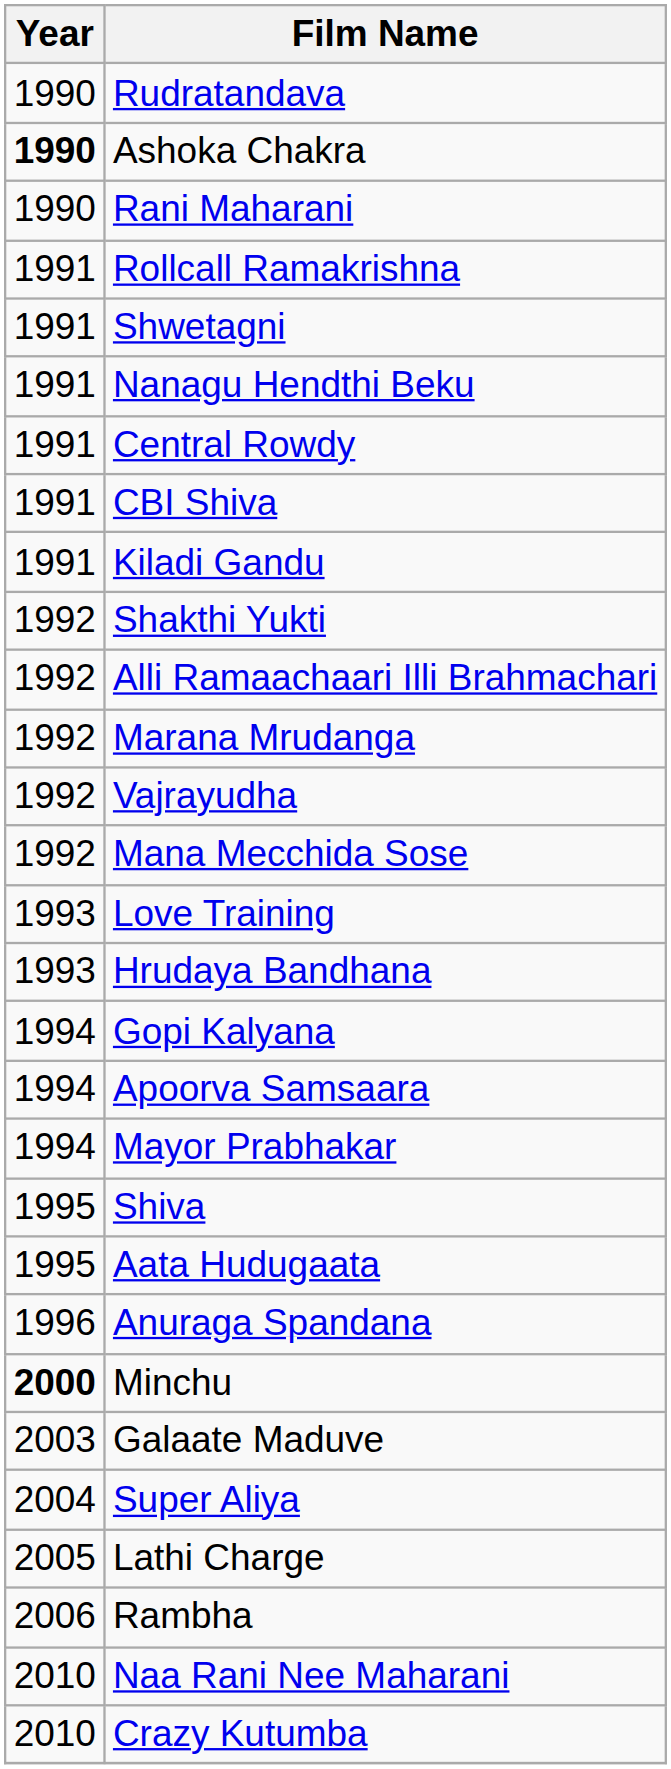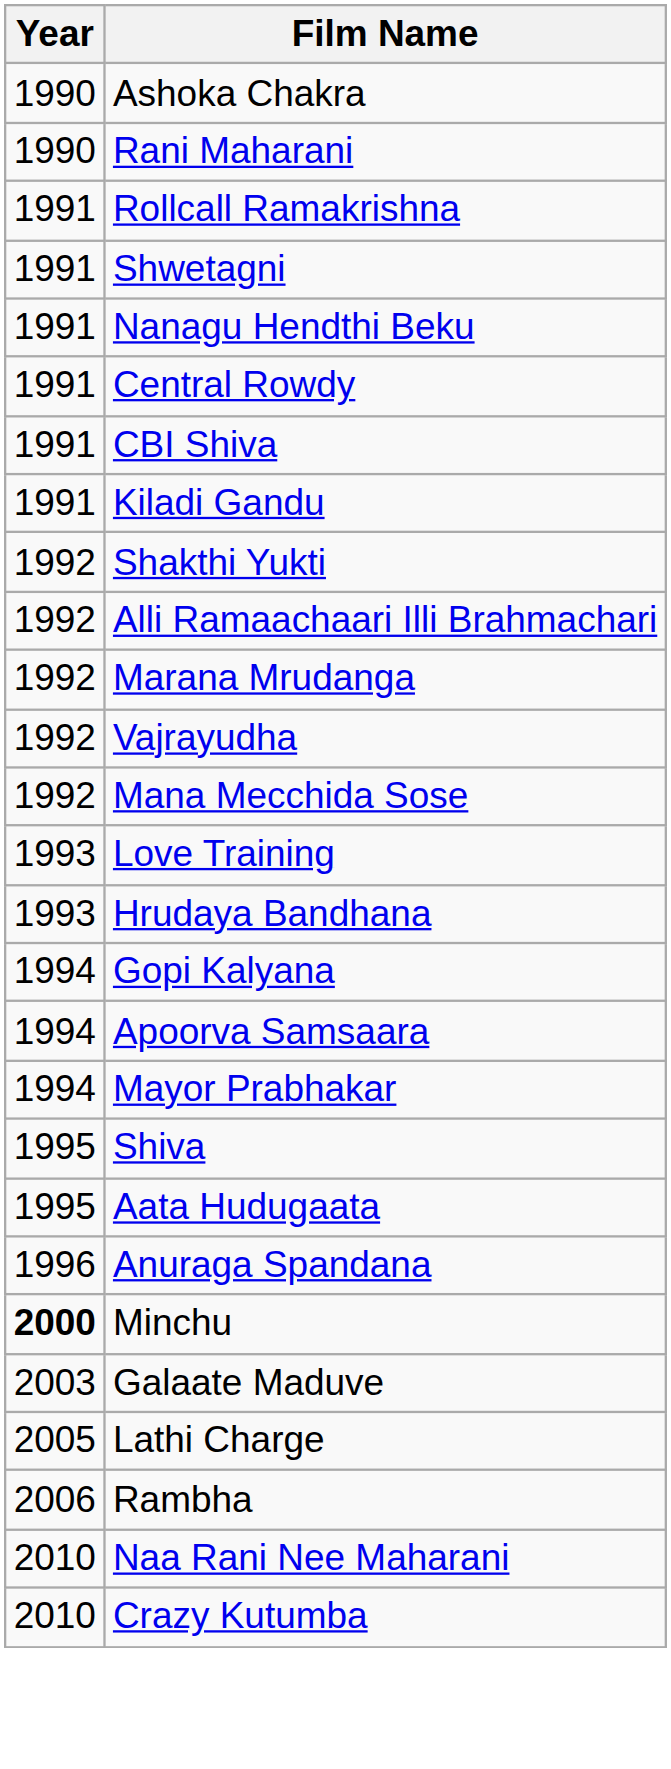- row: (229, 92)
(55, 151) bold -> (55, 92) normal
- row: (206, 1499)
